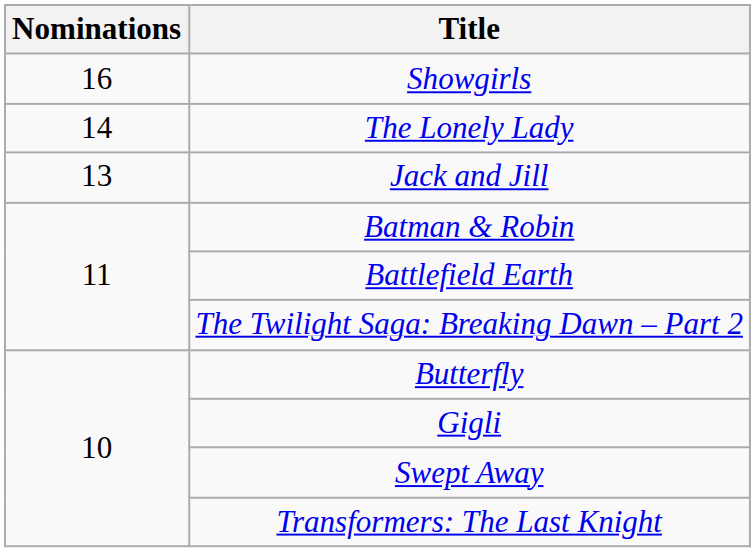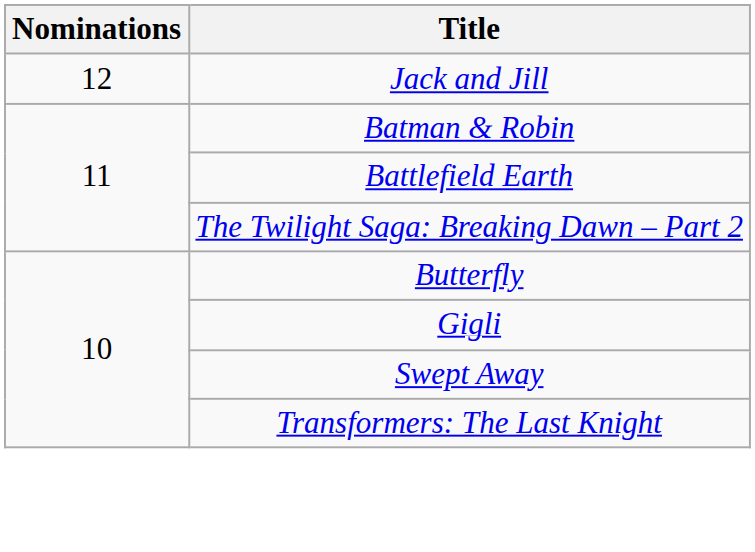- row: (469, 78)
- row: (469, 127)
(97, 176) 13 -> (97, 78) 12
